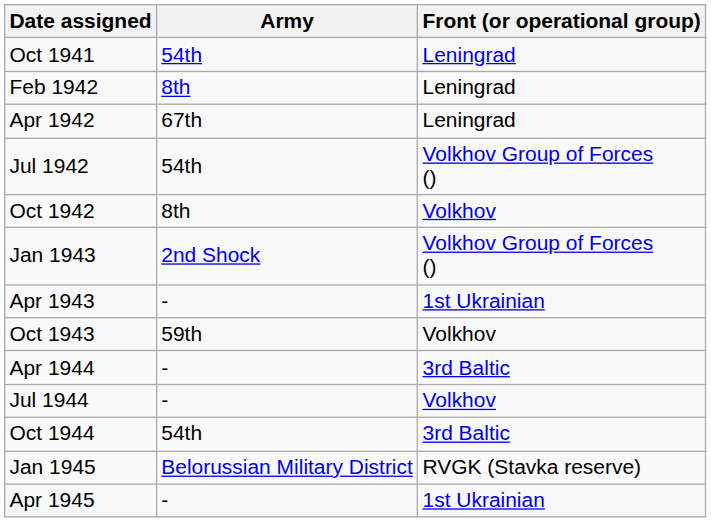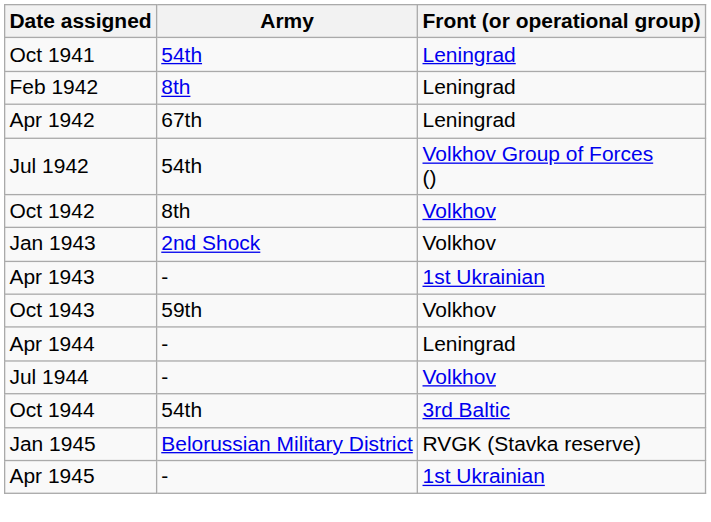(538, 255) Volkhov Group of Forces () -> (459, 244) Volkhov
(466, 367) 3rd Baltic -> (469, 343) Leningrad
